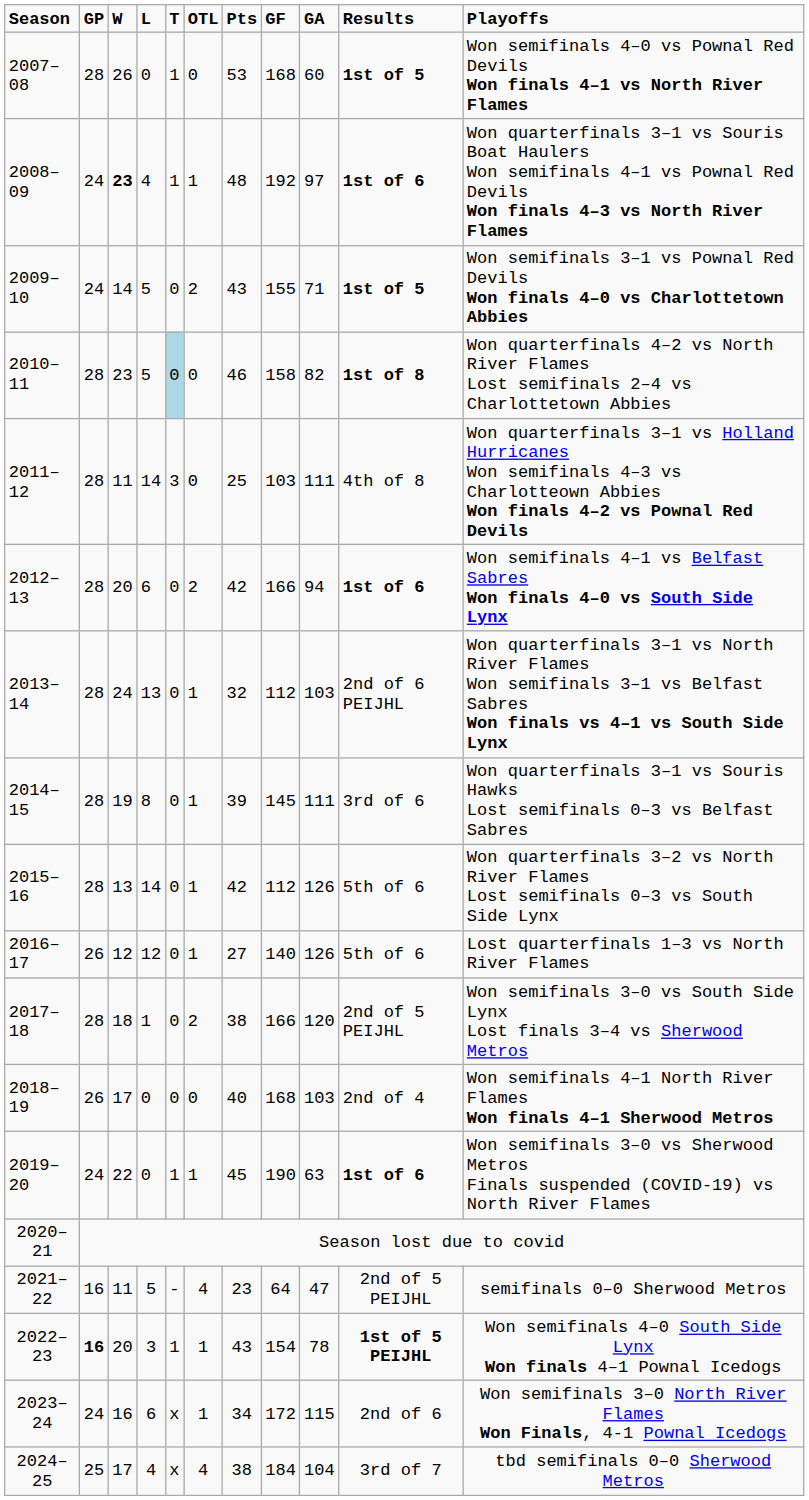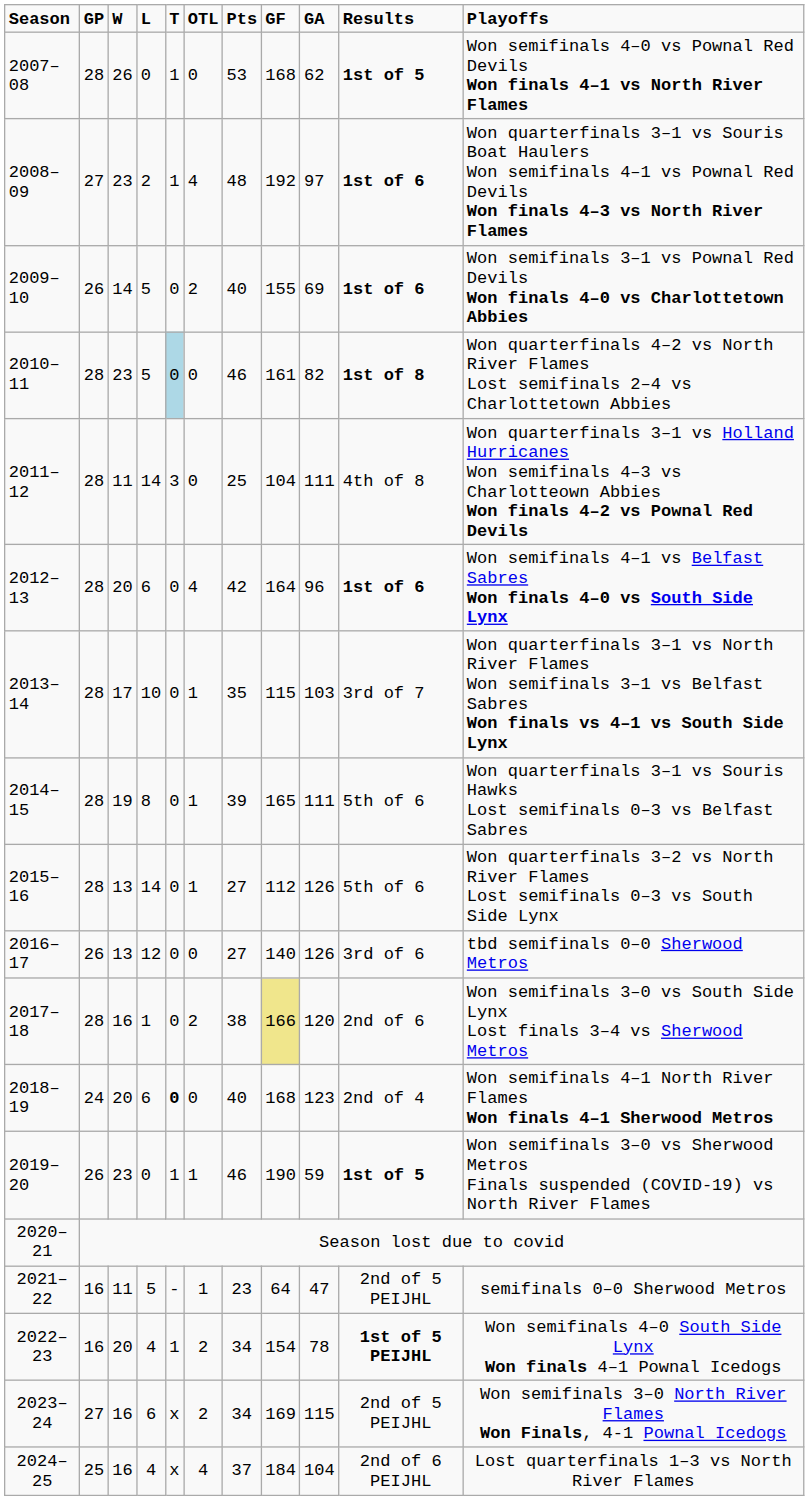(314, 76) 60 -> (314, 76) 62
(94, 182) 24 -> (94, 182) 27
(122, 182) bold -> (122, 182) normal
(146, 182) 4 -> (146, 182) 2
(193, 182) 1 -> (193, 182) 4
(94, 288) 24 -> (94, 288) 26
(237, 288) 43 -> (237, 288) 40
(314, 288) 71 -> (314, 288) 69
(384, 288) 1st of 5 -> (384, 288) 1st of 6
(281, 375) 158 -> (281, 375) 161
(281, 482) 103 -> (281, 482) 104
(193, 588) 2 -> (193, 588) 4
(281, 588) 166 -> (281, 588) 164
(314, 588) 94 -> (314, 588) 96
(122, 694) 24 -> (122, 694) 17
(151, 694) 13 -> (151, 694) 10
(237, 694) 32 -> (237, 694) 35
(281, 694) 112 -> (281, 694) 115
(384, 694) 2nd of 6 PEIJHL -> (384, 694) 3rd of 7
(281, 801) 145 -> (281, 801) 165
(384, 801) 3rd of 6 -> (384, 801) 5th of 6
(237, 887) 42 -> (237, 887) 27
(122, 954) 12 -> (122, 954) 13
(193, 954) 1 -> (193, 954) 0
(384, 954) 5th of 6 -> (384, 954) 3rd of 6
(625, 954) Lost quarterfinals 1–3 vs North River Flames -> (605, 954) tbd semifinals 0–0 Sherwood Metros
(122, 1021) 18 -> (122, 1021) 16
(281, 1021) no background -> (281, 1021) khaki background
(384, 1021) 2nd of 5 PEIJHL -> (384, 1021) 2nd of 6
(94, 1098) 26 -> (94, 1098) 24
(122, 1098) 17 -> (122, 1098) 20
(146, 1098) 0 -> (146, 1098) 6
(174, 1098) normal -> (174, 1098) bold
(319, 1098) 103 -> (319, 1098) 123
(94, 1175) 24 -> (94, 1175) 26
(122, 1175) 22 -> (122, 1175) 23
(237, 1175) 45 -> (237, 1175) 46
(314, 1175) 63 -> (314, 1175) 59
(384, 1175) 1st of 6 -> (384, 1175) 1st of 5
(203, 1290) 4 -> (203, 1290) 1
(94, 1347) bold -> (94, 1347) normal
(151, 1347) 3 -> (151, 1347) 4
(203, 1347) 1 -> (203, 1347) 2
(242, 1347) 43 -> (242, 1347) 34
(94, 1414) 24 -> (94, 1414) 27
(203, 1414) 1 -> (203, 1414) 2
(281, 1414) 172 -> (281, 1414) 169
(401, 1414) 2nd of 6 -> (401, 1414) 2nd of 5 PEIJHL
(122, 1471) 17 -> (122, 1471) 16
(242, 1471) 38 -> (242, 1471) 37
(401, 1471) 3rd of 7 -> (401, 1471) 2nd of 6 PEIJHL
(633, 1471) tbd semifinals 0–0 Sherwood Metros -> (633, 1471) Lost quarterfinals 1–3 vs North River Flames
